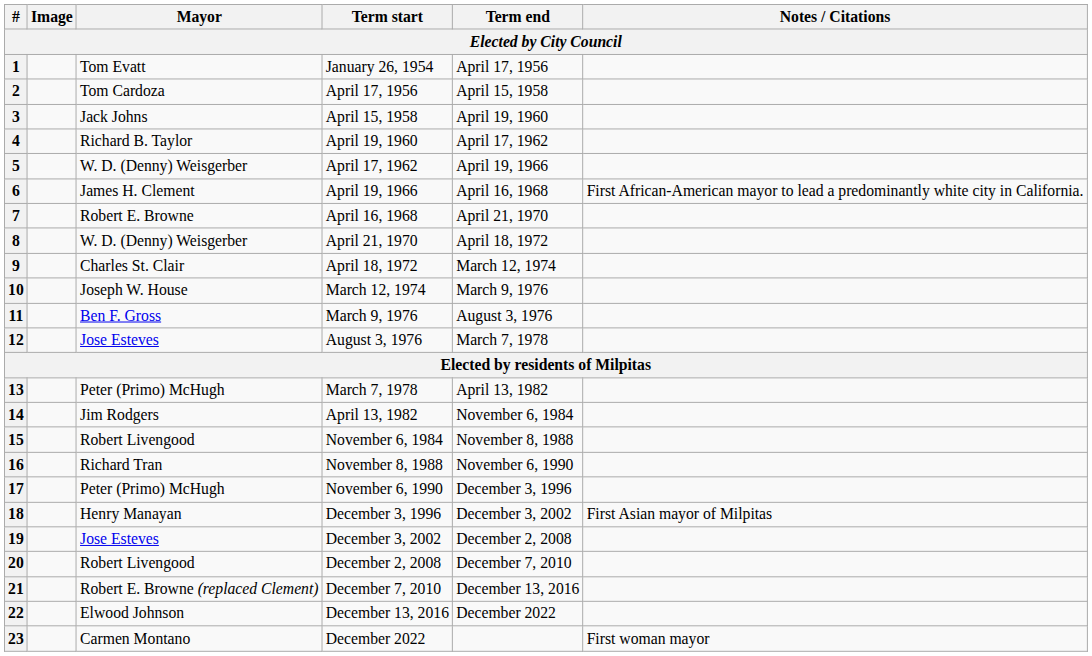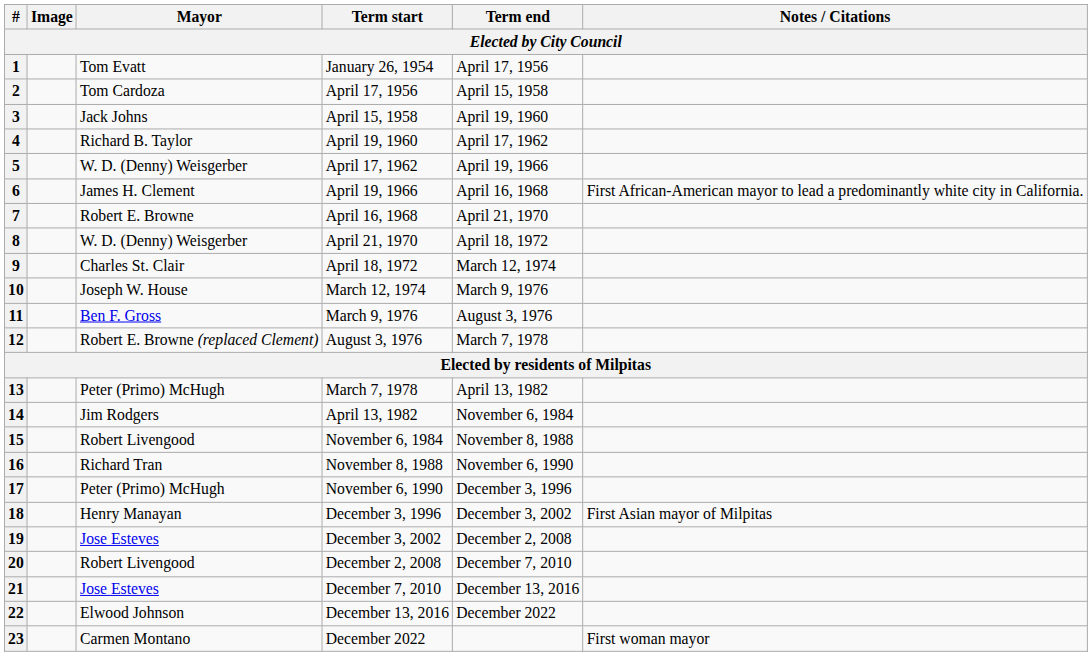(119, 340) Jose Esteves -> (199, 340) Robert E. Browne (replaced Clement)
(199, 588) Robert E. Browne (replaced Clement) -> (119, 588) Jose Esteves
